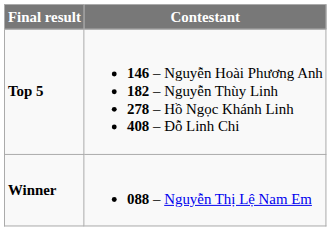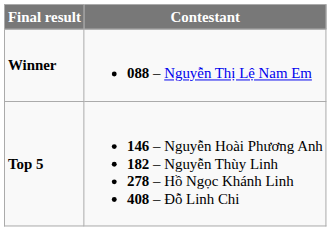rows swapped: (32, 190) <-> (26, 91)
